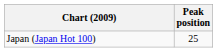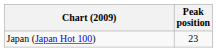(193, 39) 25 -> (193, 39) 23
